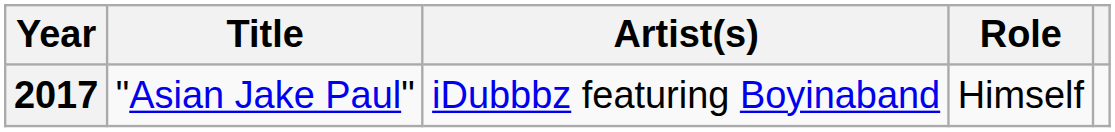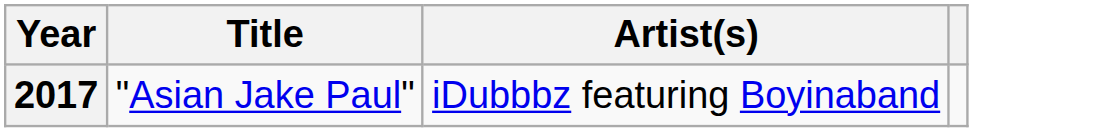- column: (1021, 34)
